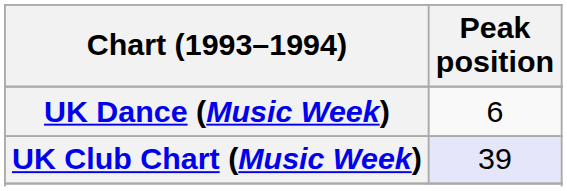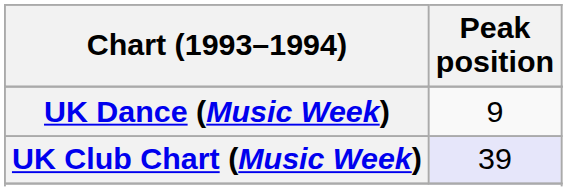(495, 111) 6 -> (495, 111) 9
